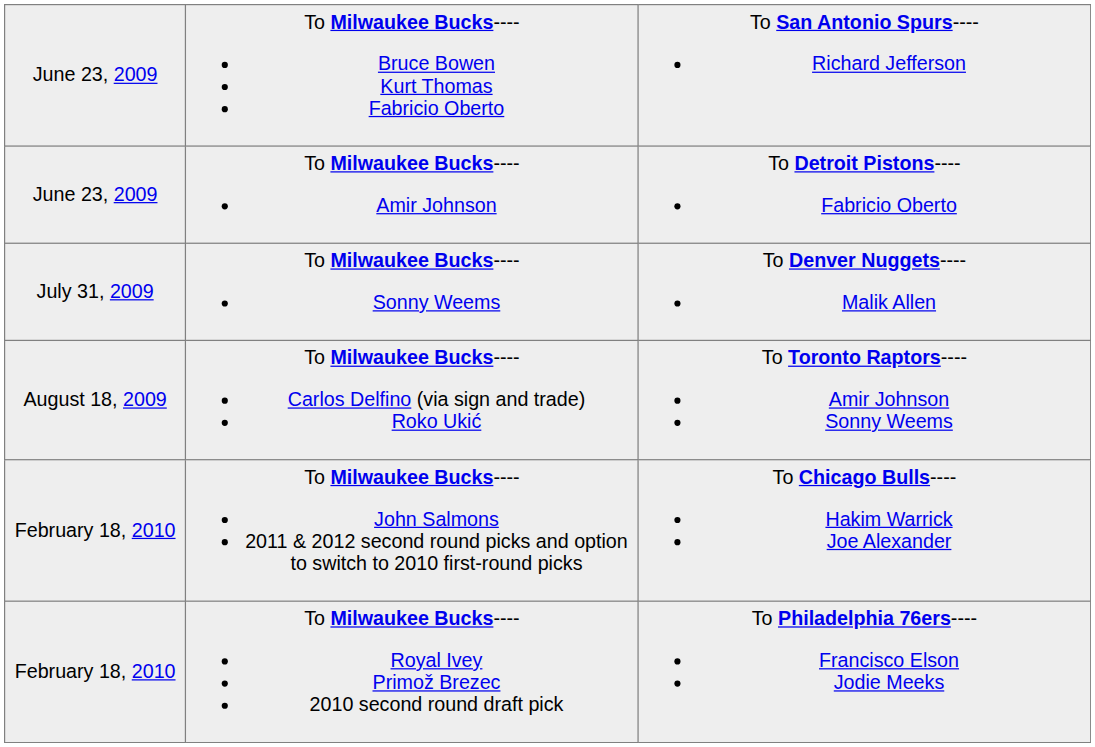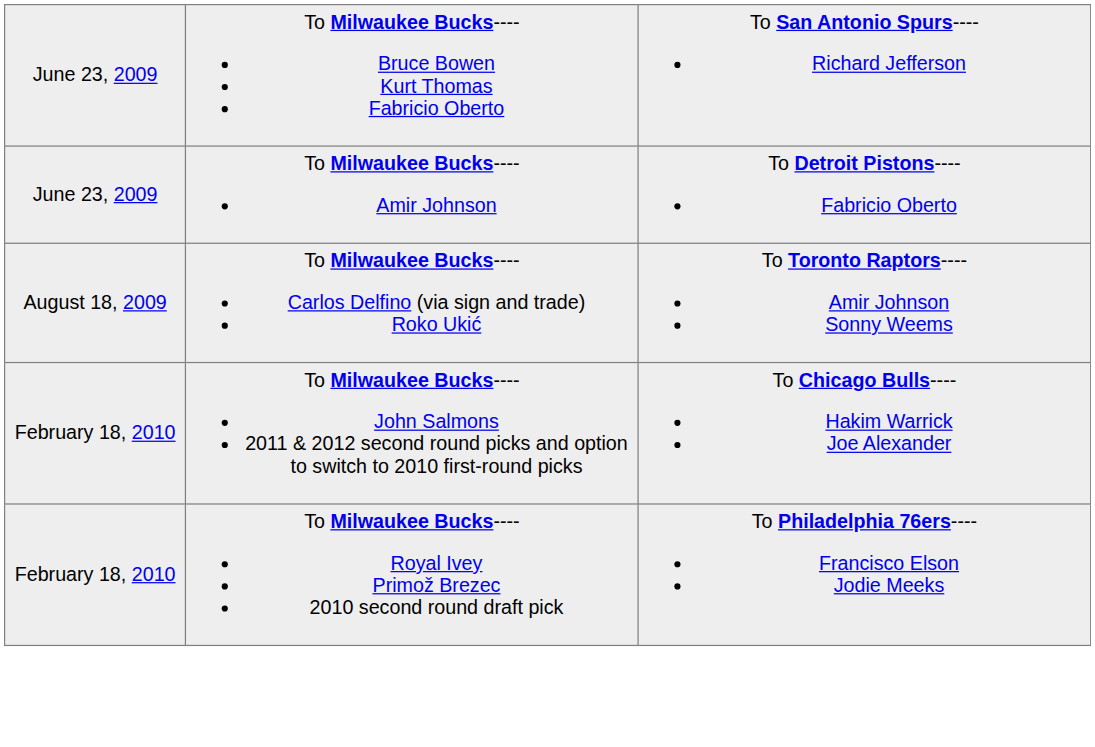- row: (412, 282)
